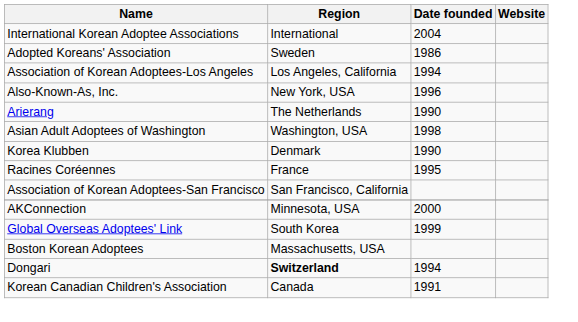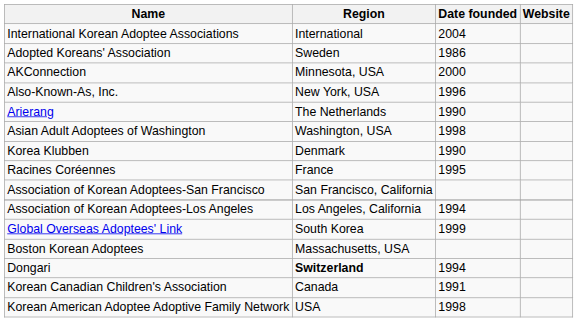rows swapped: (47, 209) <-> (130, 72)
+ row: (148, 307)
